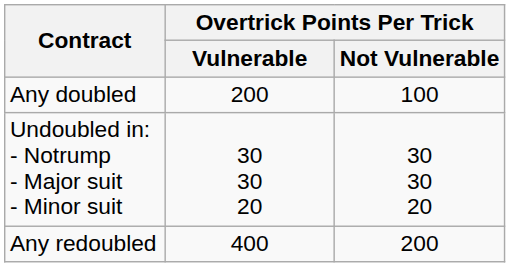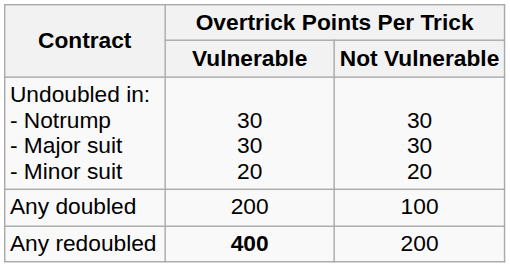rows swapped: (80, 168) <-> (73, 94)
(250, 243) normal -> (250, 243) bold
